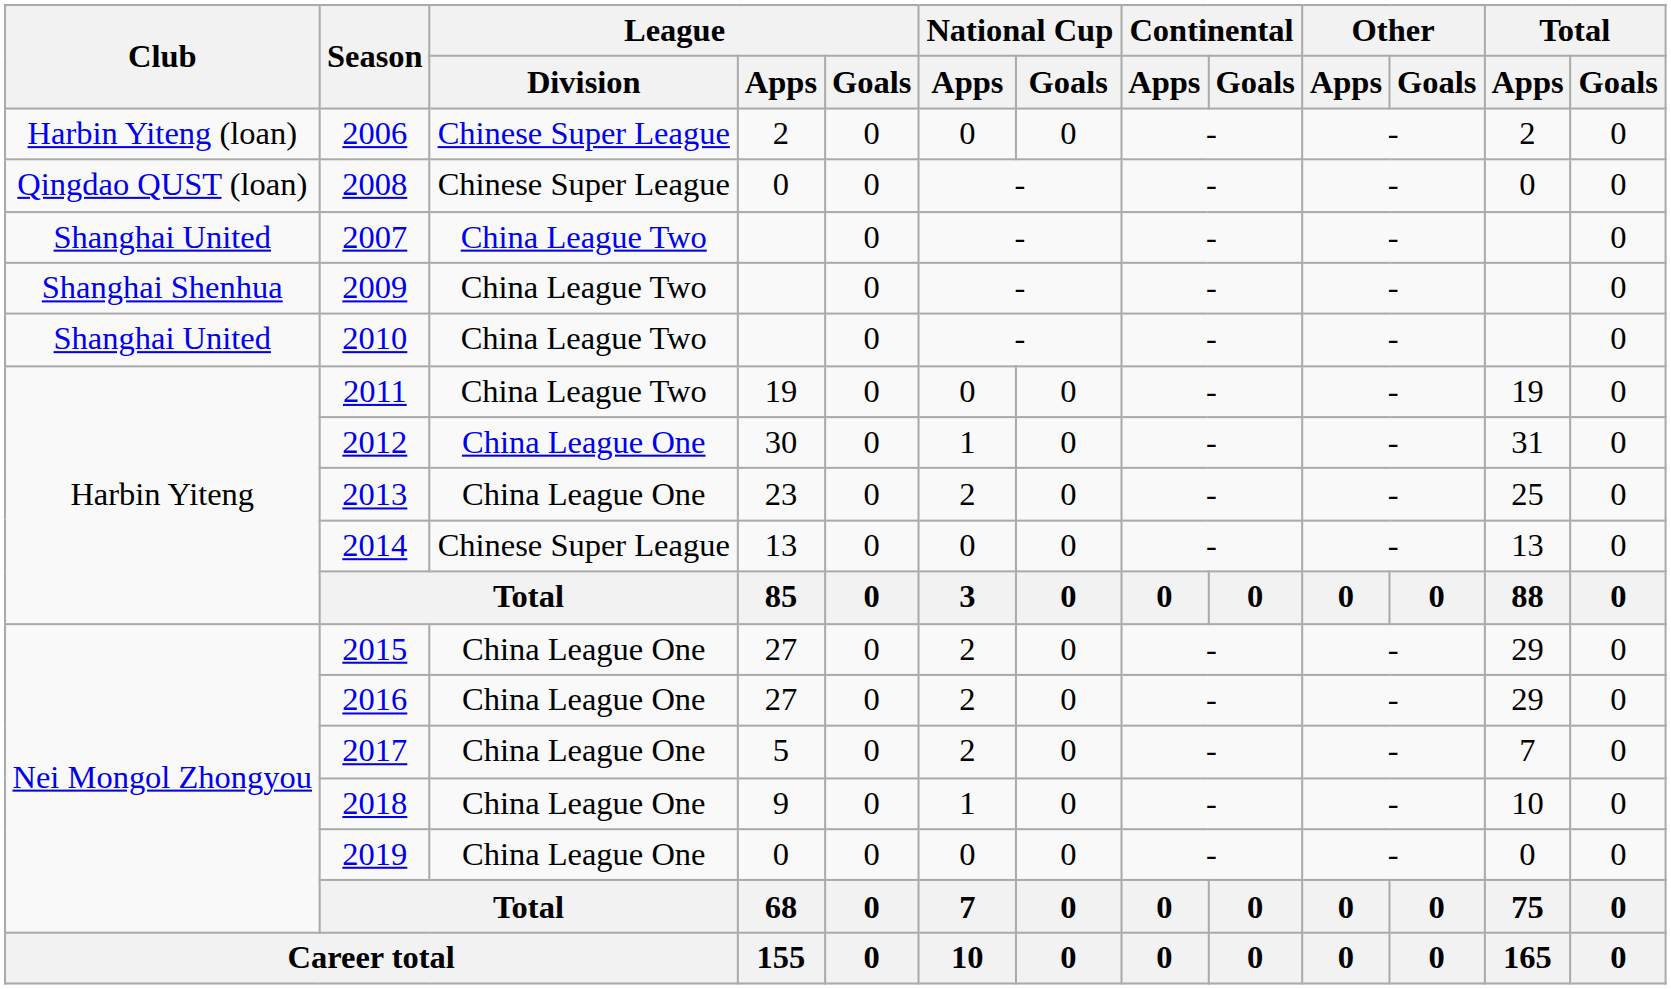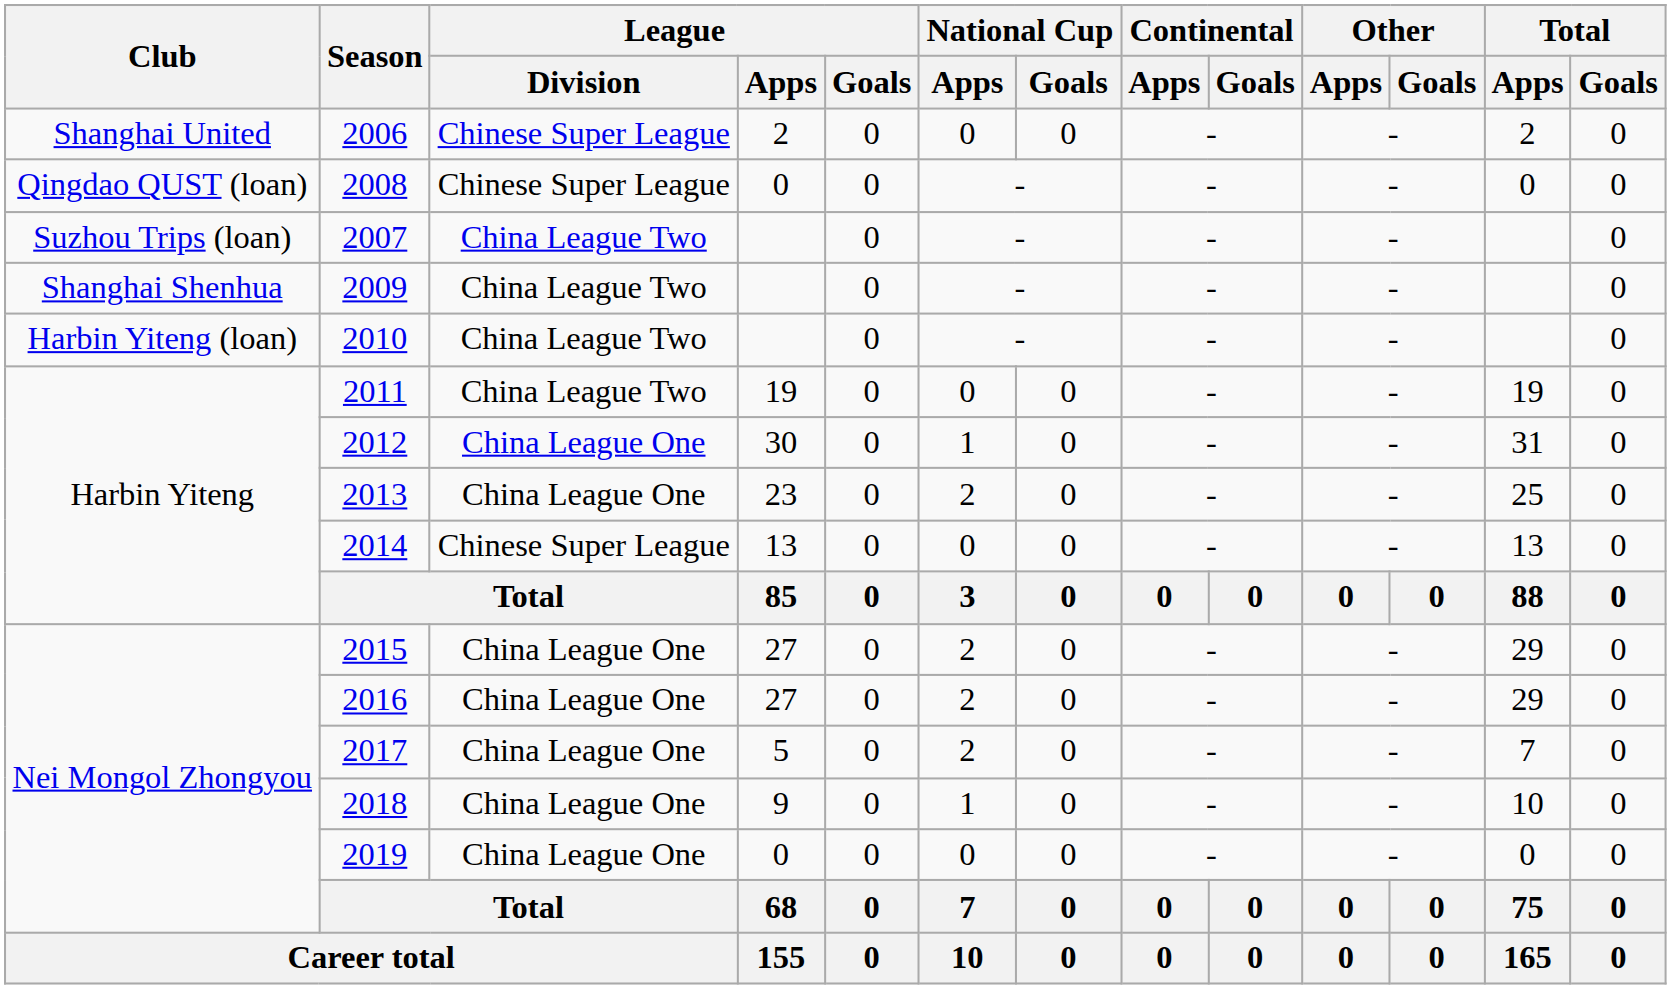(162, 133) Harbin Yiteng (loan) -> (162, 133) Shanghai United
(162, 236) Shanghai United -> (162, 236) Suzhou Trips (loan)
(162, 339) Shanghai United -> (162, 339) Harbin Yiteng (loan)
